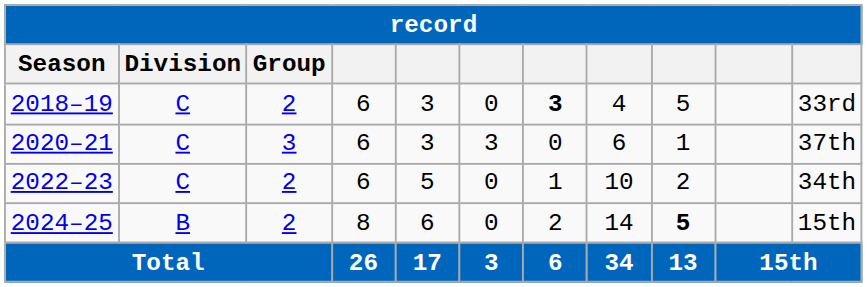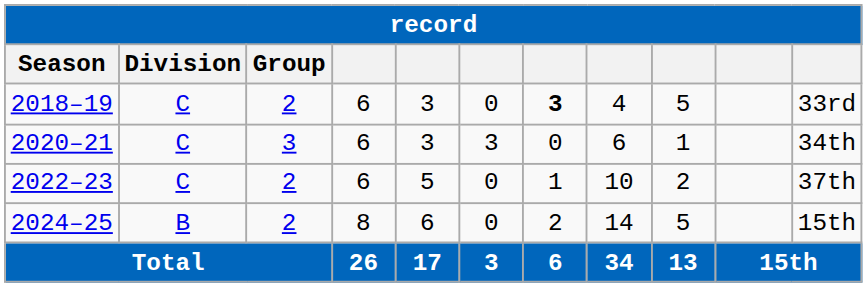(827, 144) 37th -> (827, 144) 34th
(827, 183) 34th -> (827, 183) 37th
(683, 223) bold -> (683, 223) normal
